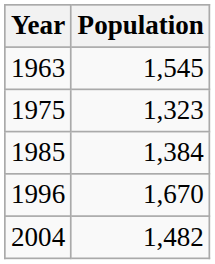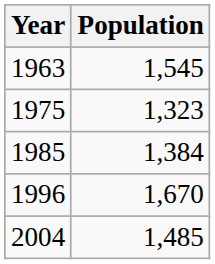(173, 236) 1,482 -> (173, 236) 1,485
